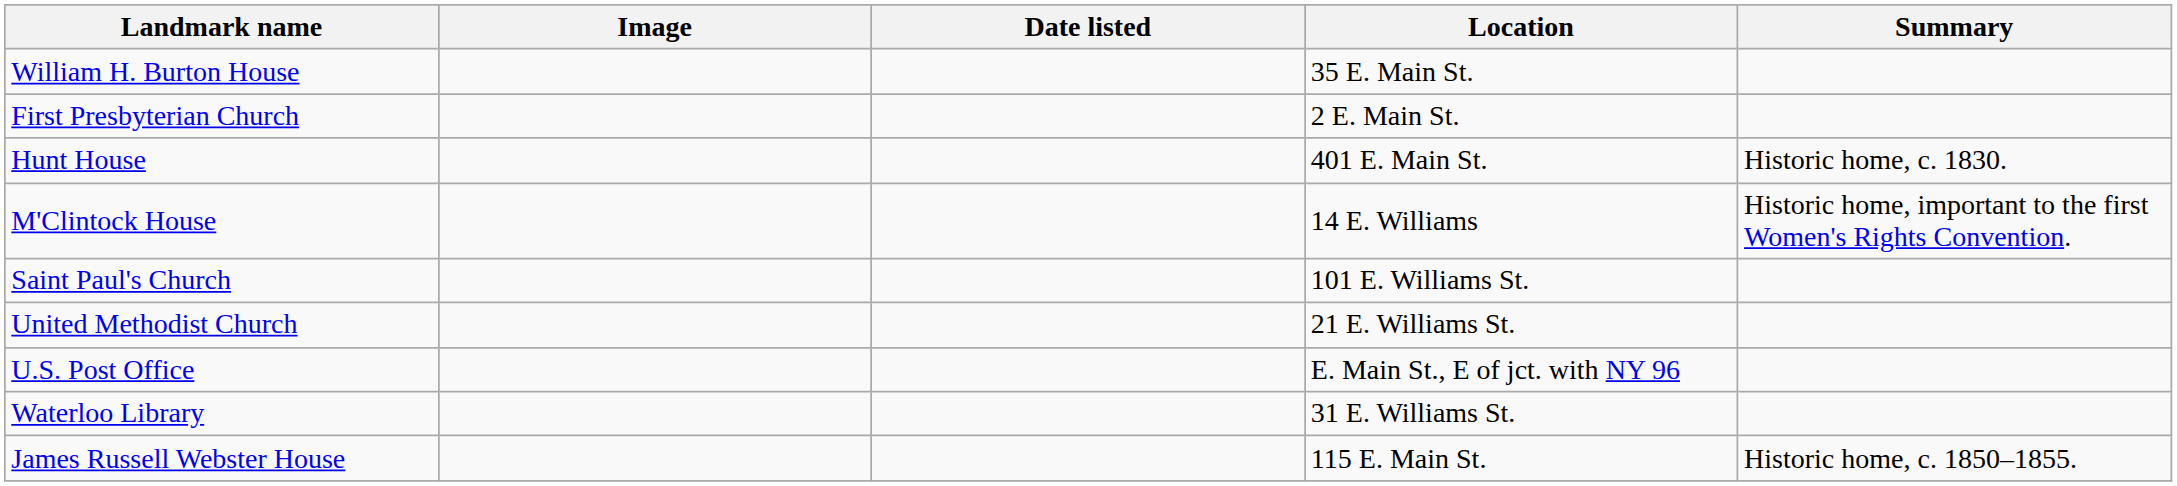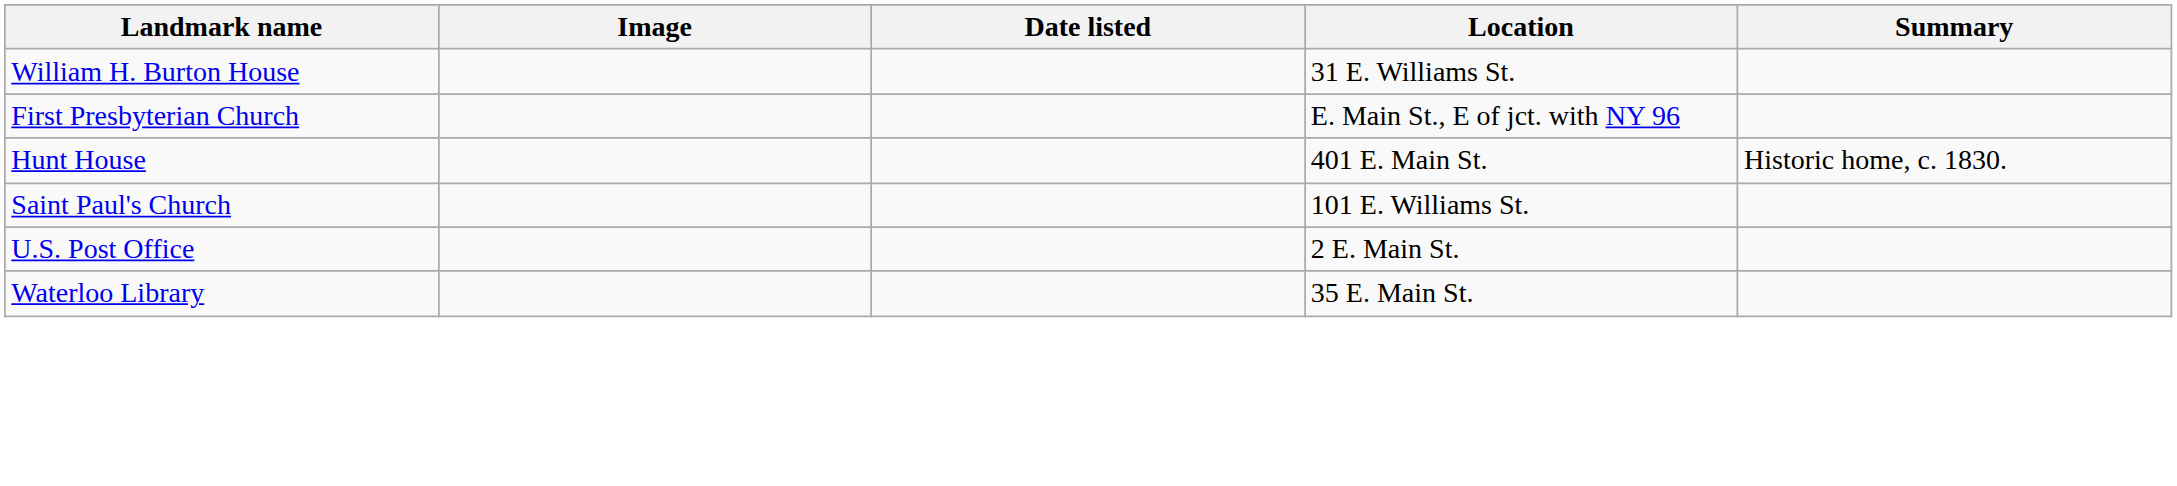(1392, 71) 35 E. Main St. -> (1413, 71) 31 E. Williams St.
(1385, 115) 2 E. Main St. -> (1495, 115) E. Main St., E of jct. with NY 96
- row: (114, 220)
- row: (154, 324)
(1495, 369) E. Main St., E of jct. with NY 96 -> (1385, 248) 2 E. Main St.
(1413, 413) 31 E. Williams St. -> (1392, 293) 35 E. Main St.
- row: (178, 457)
